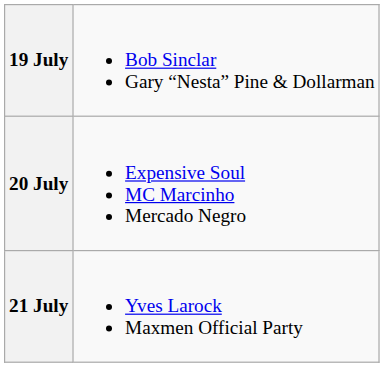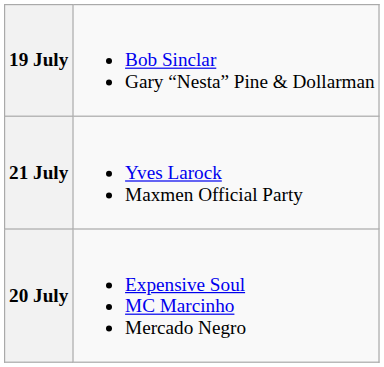rows swapped: (39, 183) <-> (39, 306)
